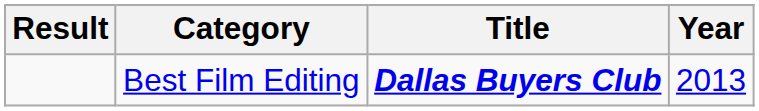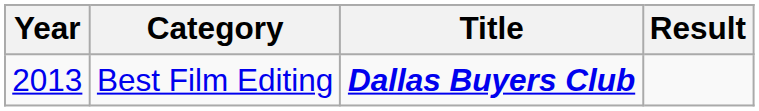columns swapped: (711, 29) <-> (60, 29)
